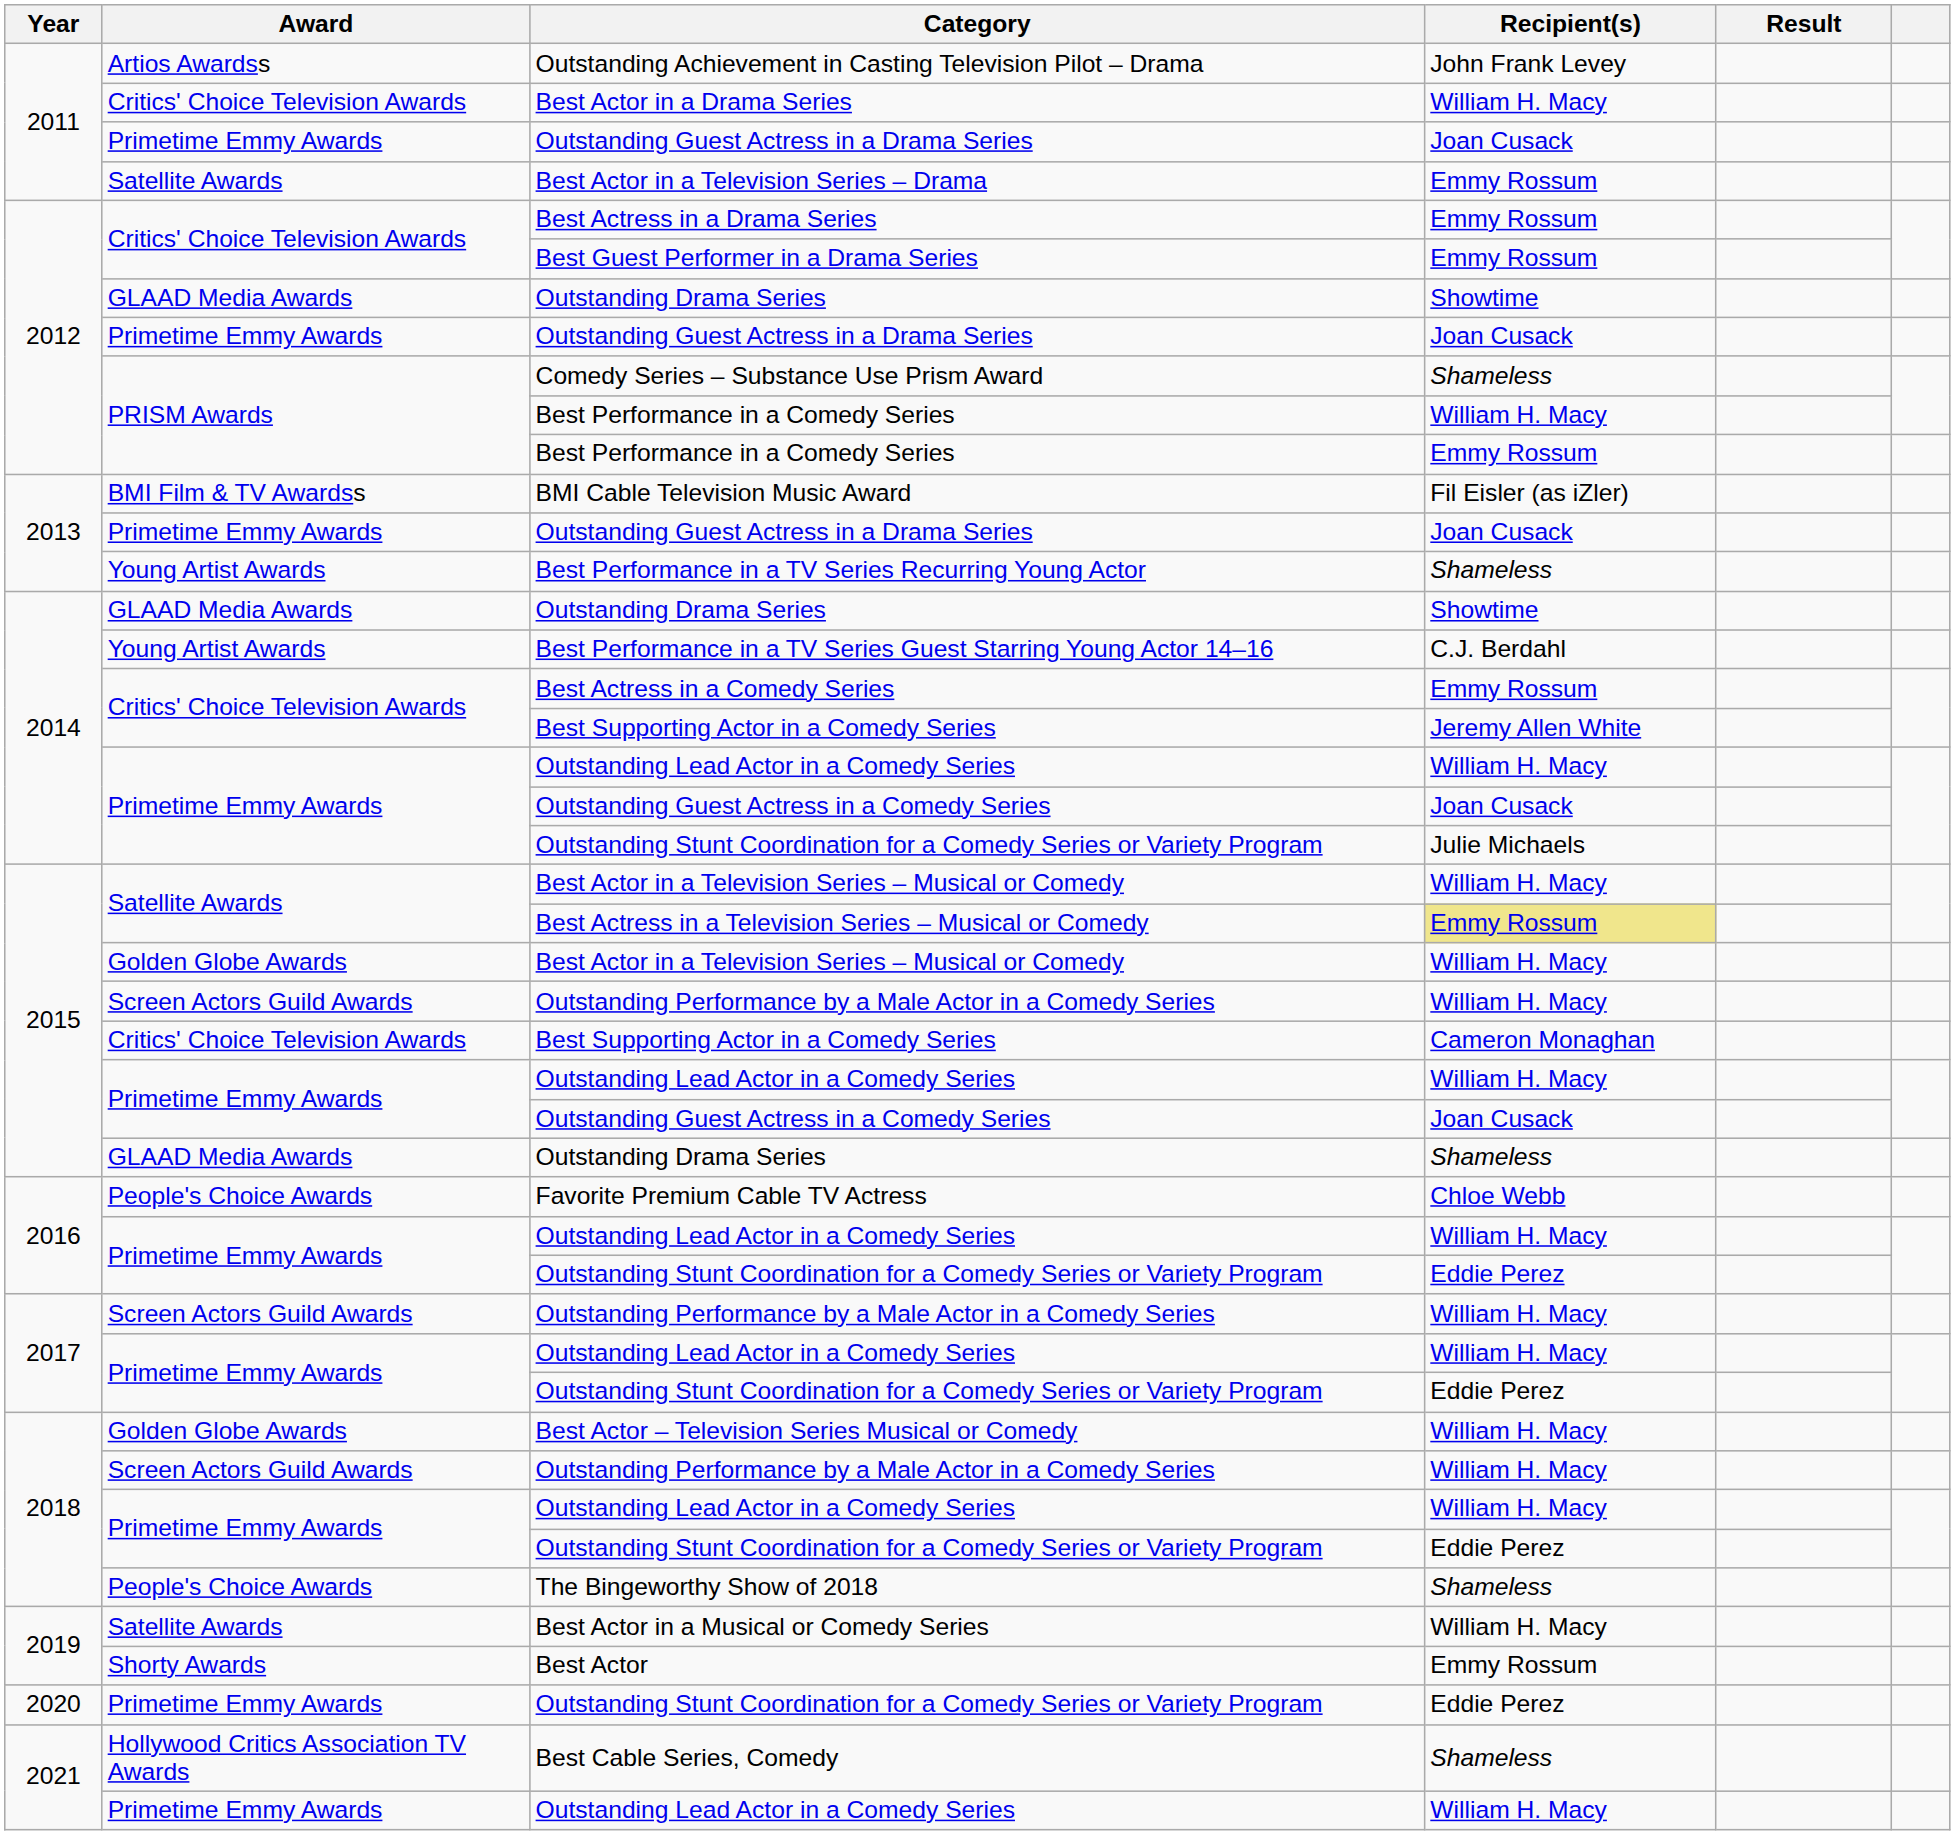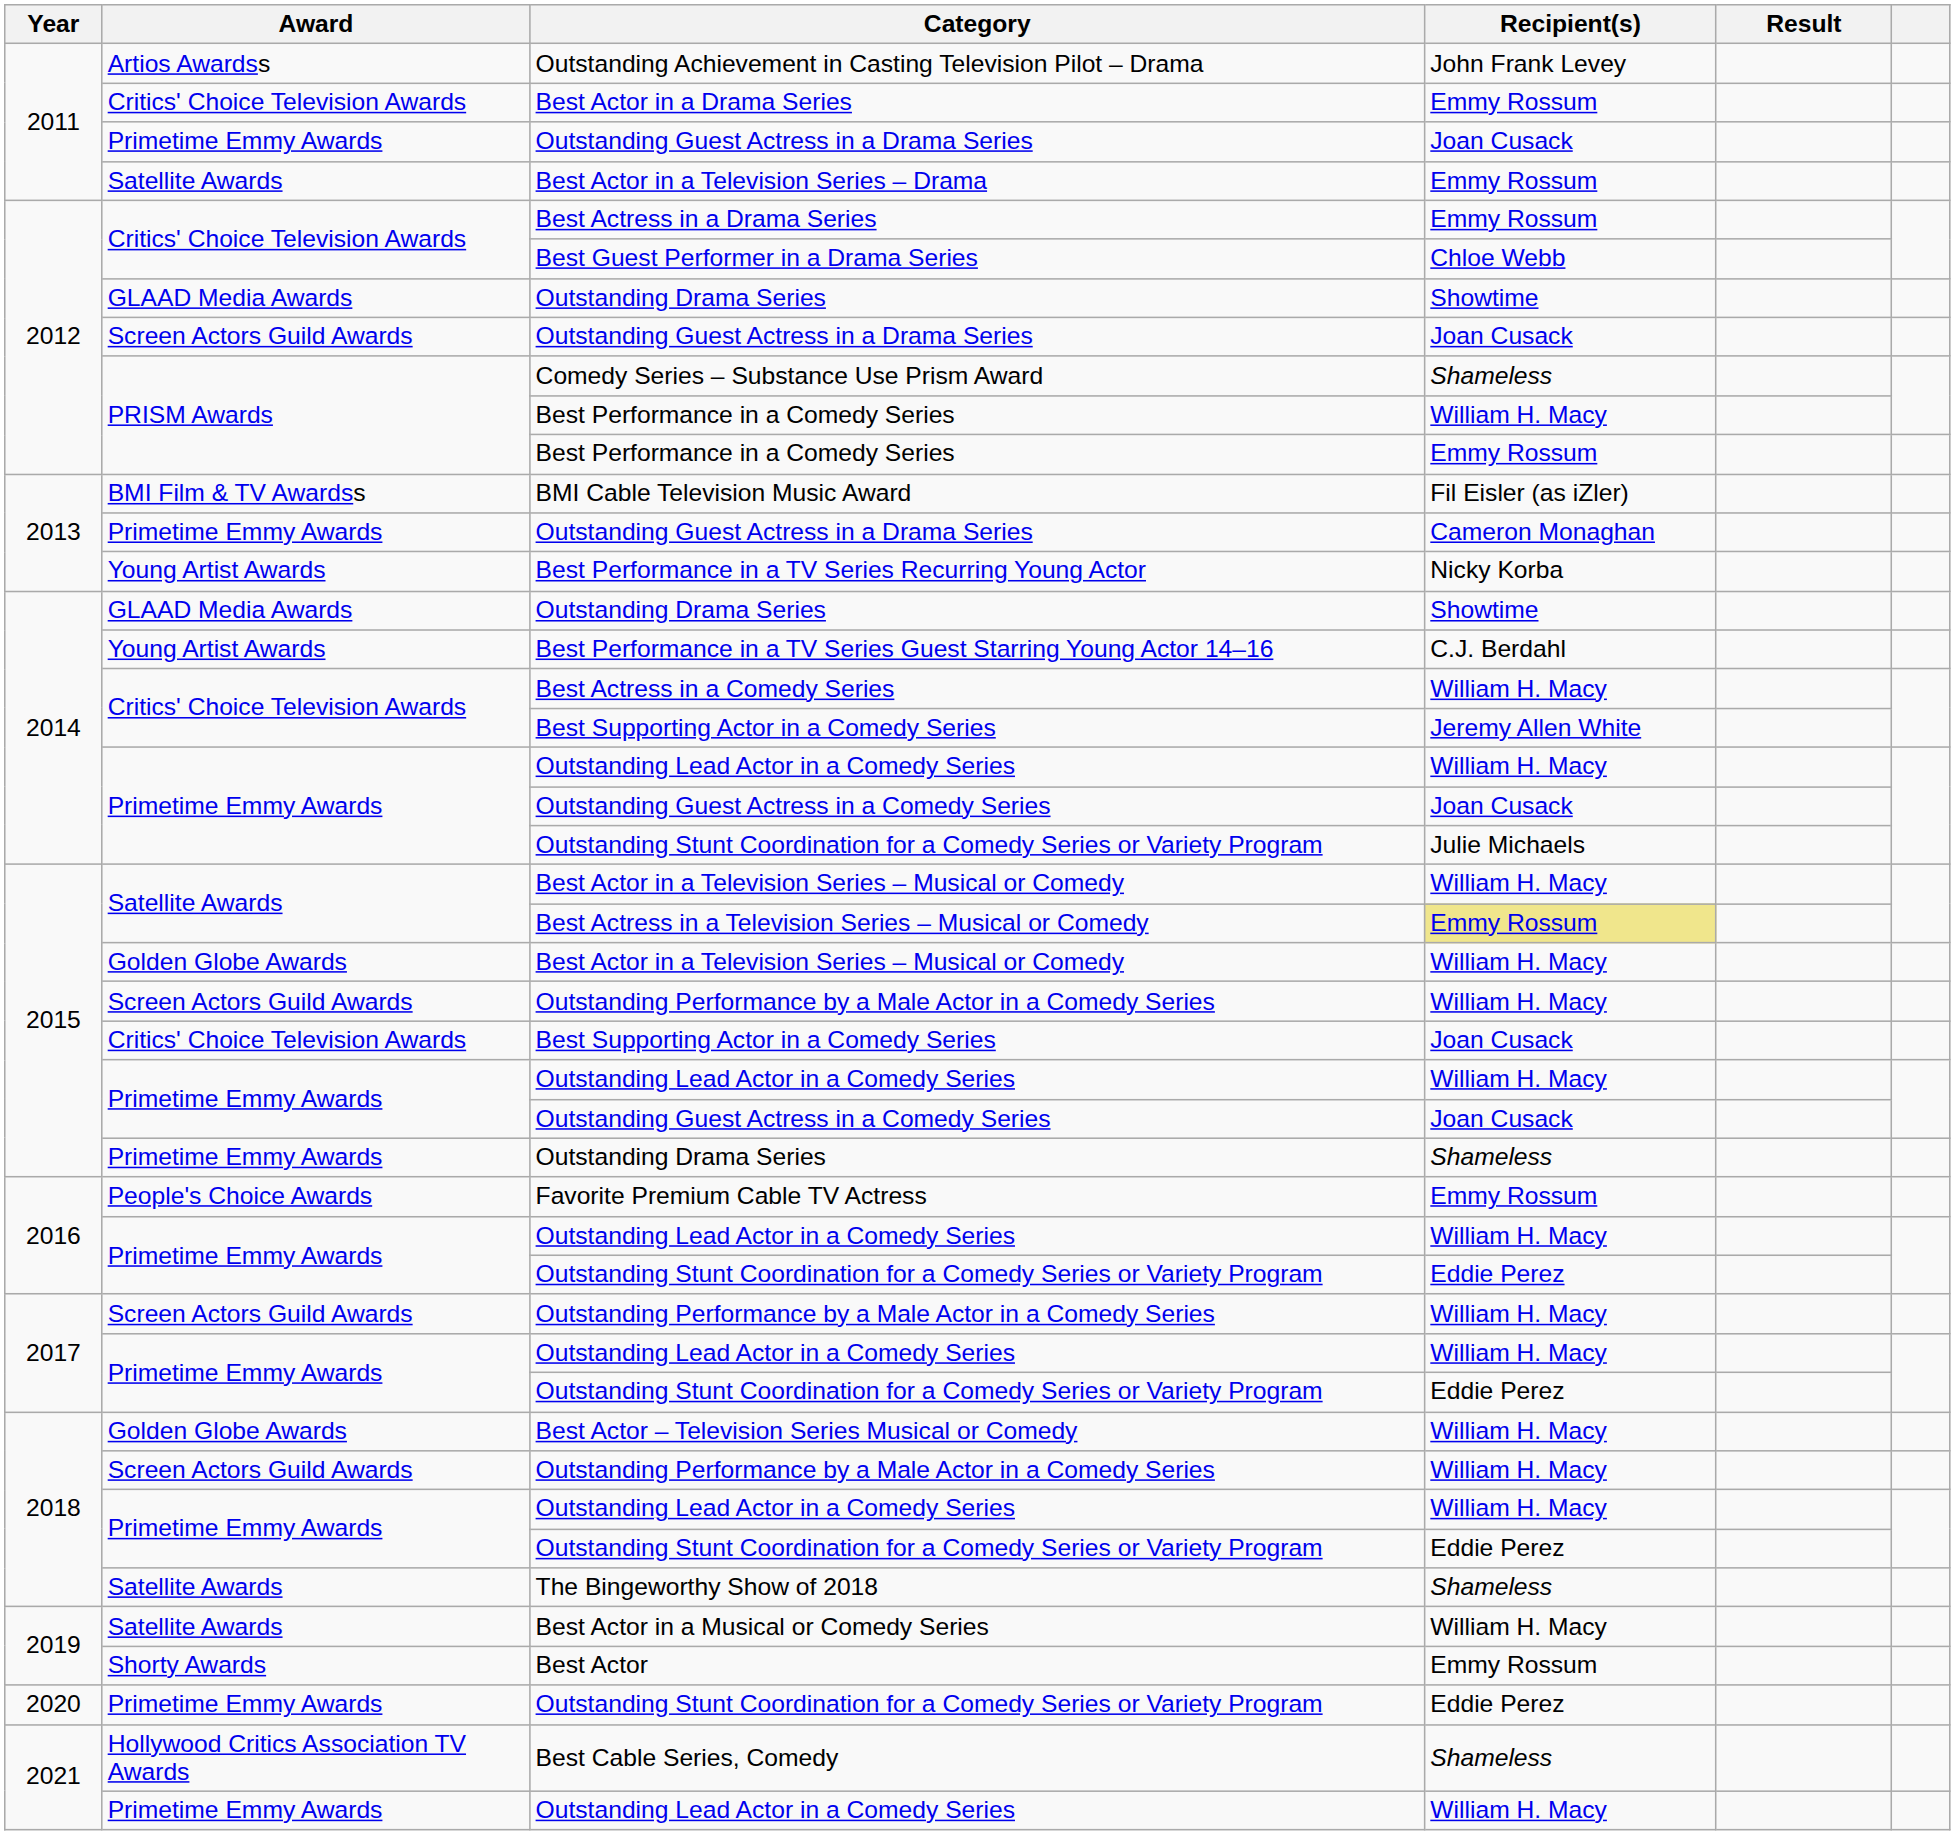(1519, 102) William H. Macy -> (1514, 102) Emmy Rossum
(1514, 258) Emmy Rossum -> (1498, 258) Chloe Webb
(245, 336) Primetime Emmy Awards -> (260, 336) Screen Actors Guild Awards
(1502, 532) Joan Cusack -> (1543, 532) Cameron Monaghan
(1491, 571) Shameless -> (1497, 571) Nicky Korba
(1514, 688) Emmy Rossum -> (1519, 688) William H. Macy
(1543, 1040) Cameron Monaghan -> (1502, 1040) Joan Cusack
(230, 1157) GLAAD Media Awards -> (245, 1157) Primetime Emmy Awards
(1498, 1196) Chloe Webb -> (1514, 1196) Emmy Rossum
(240, 1587) People's Choice Awards -> (195, 1587) Satellite Awards
